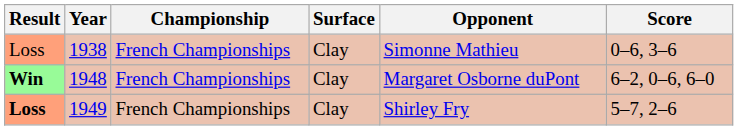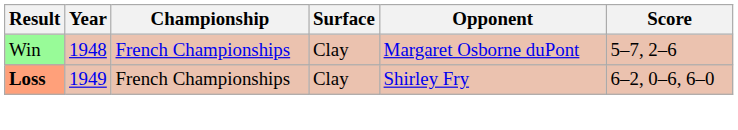- row: (88, 49)
(26, 79) bold -> (25, 49) normal
(663, 79) 6–2, 0–6, 6–0 -> (644, 49) 5–7, 2–6
(644, 109) 5–7, 2–6 -> (663, 79) 6–2, 0–6, 6–0
